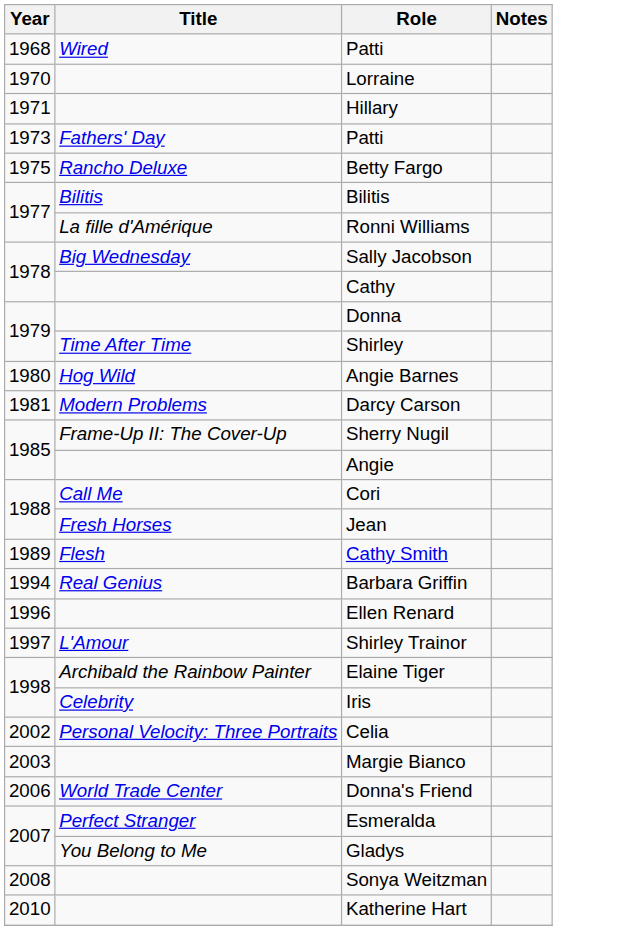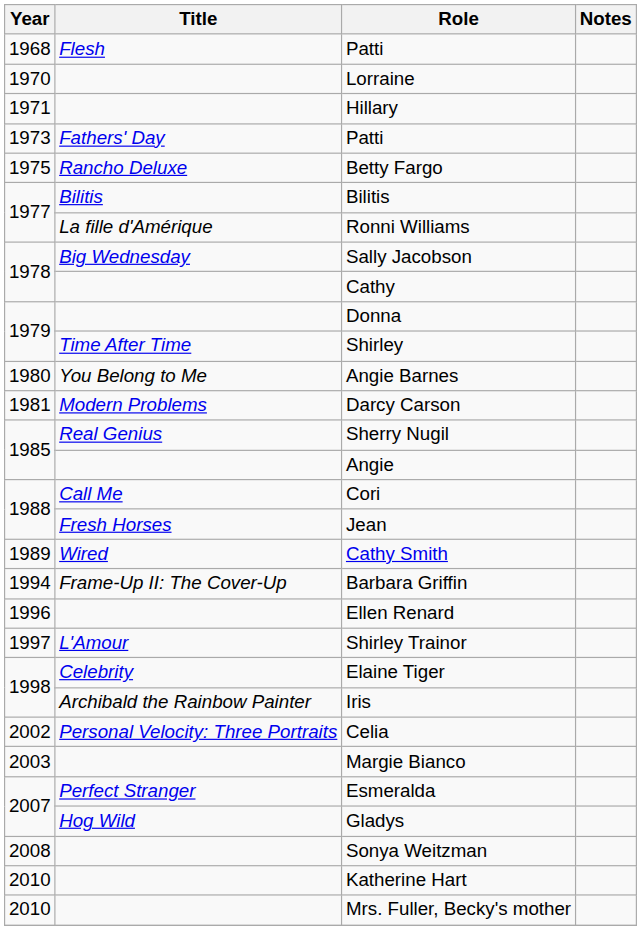(84, 49) Wired -> (82, 49) Flesh
(97, 375) Hog Wild -> (133, 375) You Belong to Me
(173, 434) Frame-Up II: The Cover-Up -> (111, 434) Real Genius
(82, 553) Flesh -> (84, 553) Wired
(111, 583) Real Genius -> (173, 583) Frame-Up II: The Cover-Up
(185, 672) Archibald the Rainbow Painter -> (96, 672) Celebrity
(96, 702) Celebrity -> (185, 702) Archibald the Rainbow Painter
- row: (30, 791)
(133, 850) You Belong to Me -> (97, 820) Hog Wild
+ row: (30, 910)
